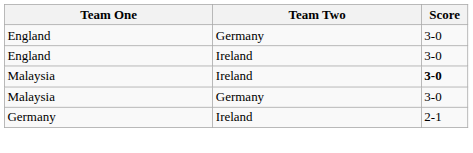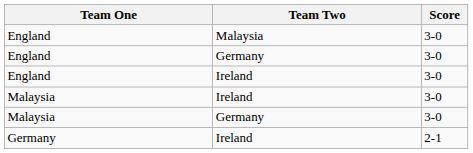+ row: (29, 35)
(433, 76) bold -> (433, 96) normal
